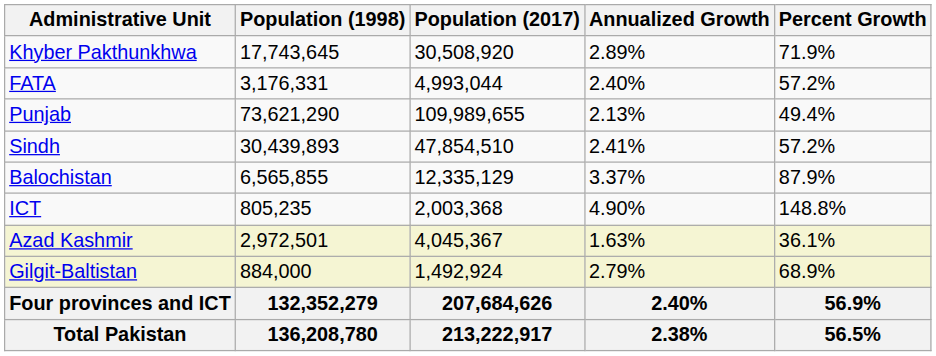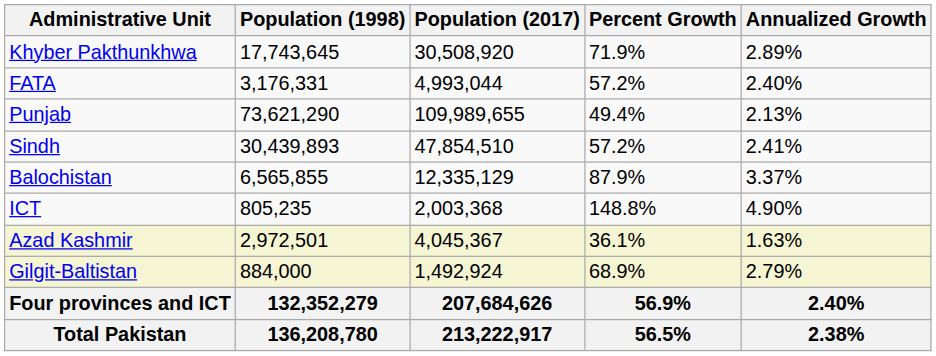columns swapped: (853, 20) <-> (679, 20)
